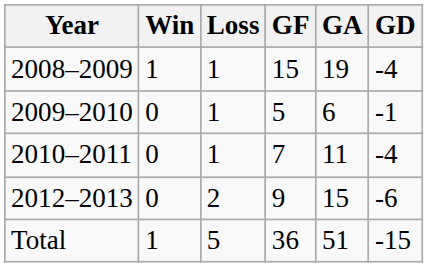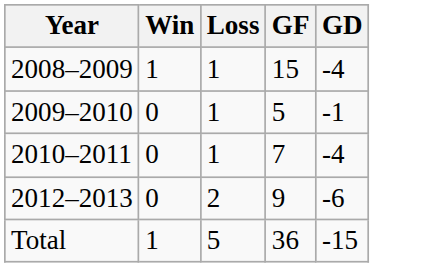- column: (342, 25)
